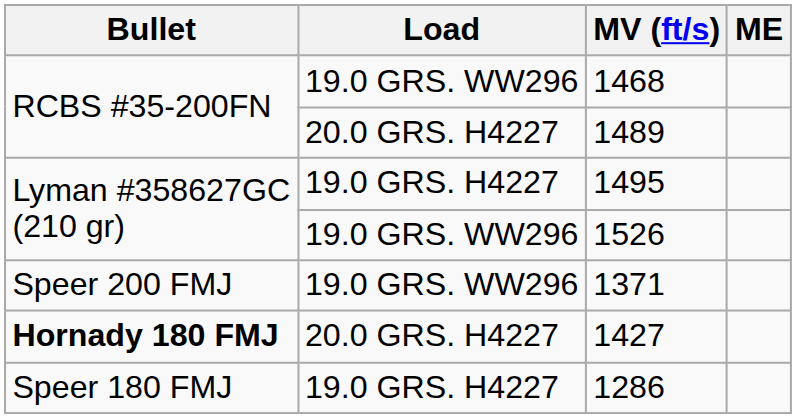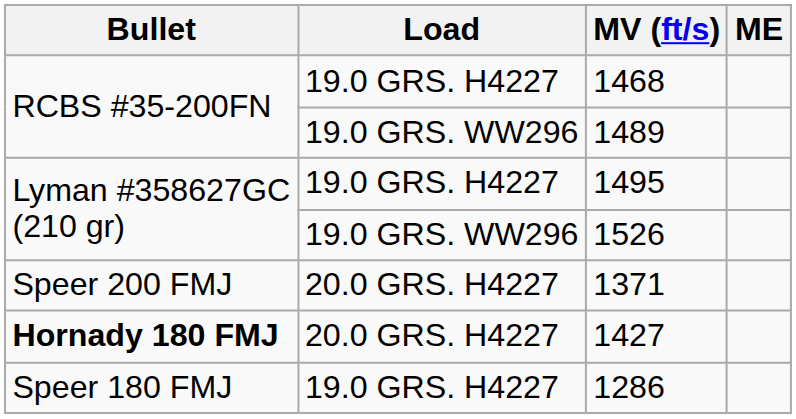(442, 81) 19.0 GRS. WW296 -> (432, 81) 19.0 GRS. H4227
(432, 132) 20.0 GRS. H4227 -> (442, 132) 19.0 GRS. WW296
(442, 285) 19.0 GRS. WW296 -> (432, 285) 20.0 GRS. H4227
